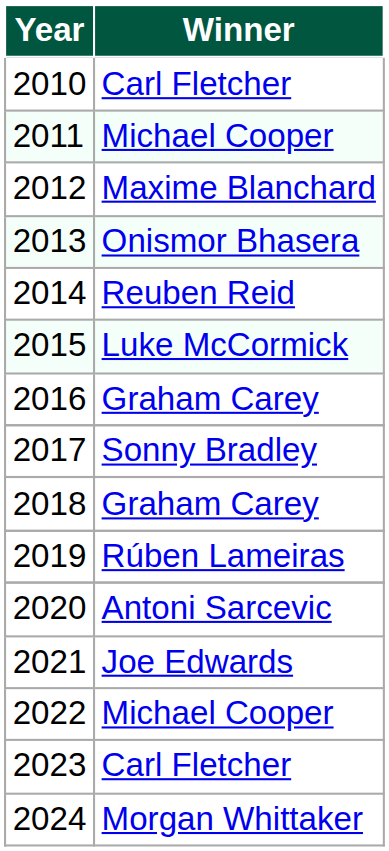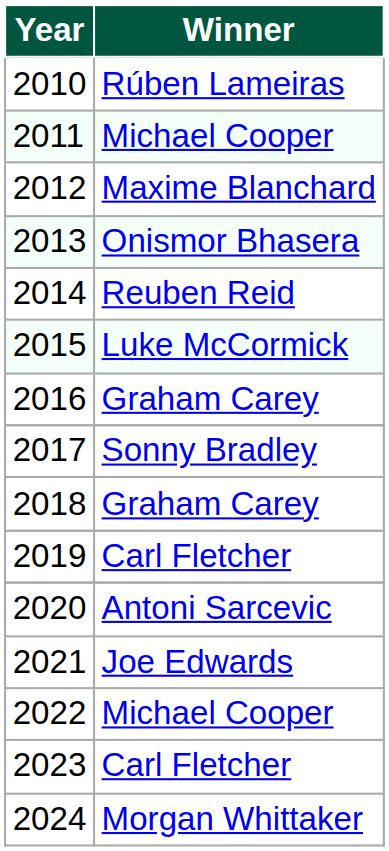(196, 83) Carl Fletcher -> (223, 83) Rúben Lameiras
(223, 556) Rúben Lameiras -> (196, 556) Carl Fletcher
